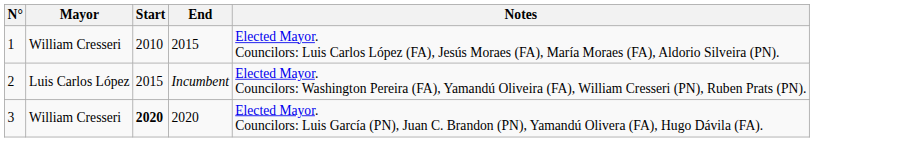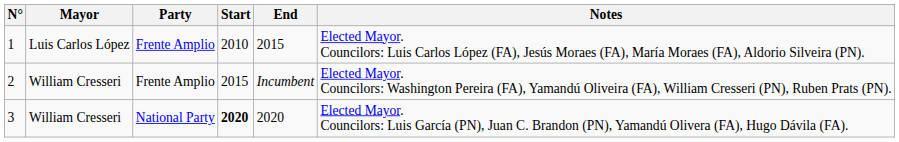+ column: (175, 15)
(75, 44) William Cresseri -> (79, 44) Luis Carlos López
(79, 81) Luis Carlos López -> (75, 81) William Cresseri
